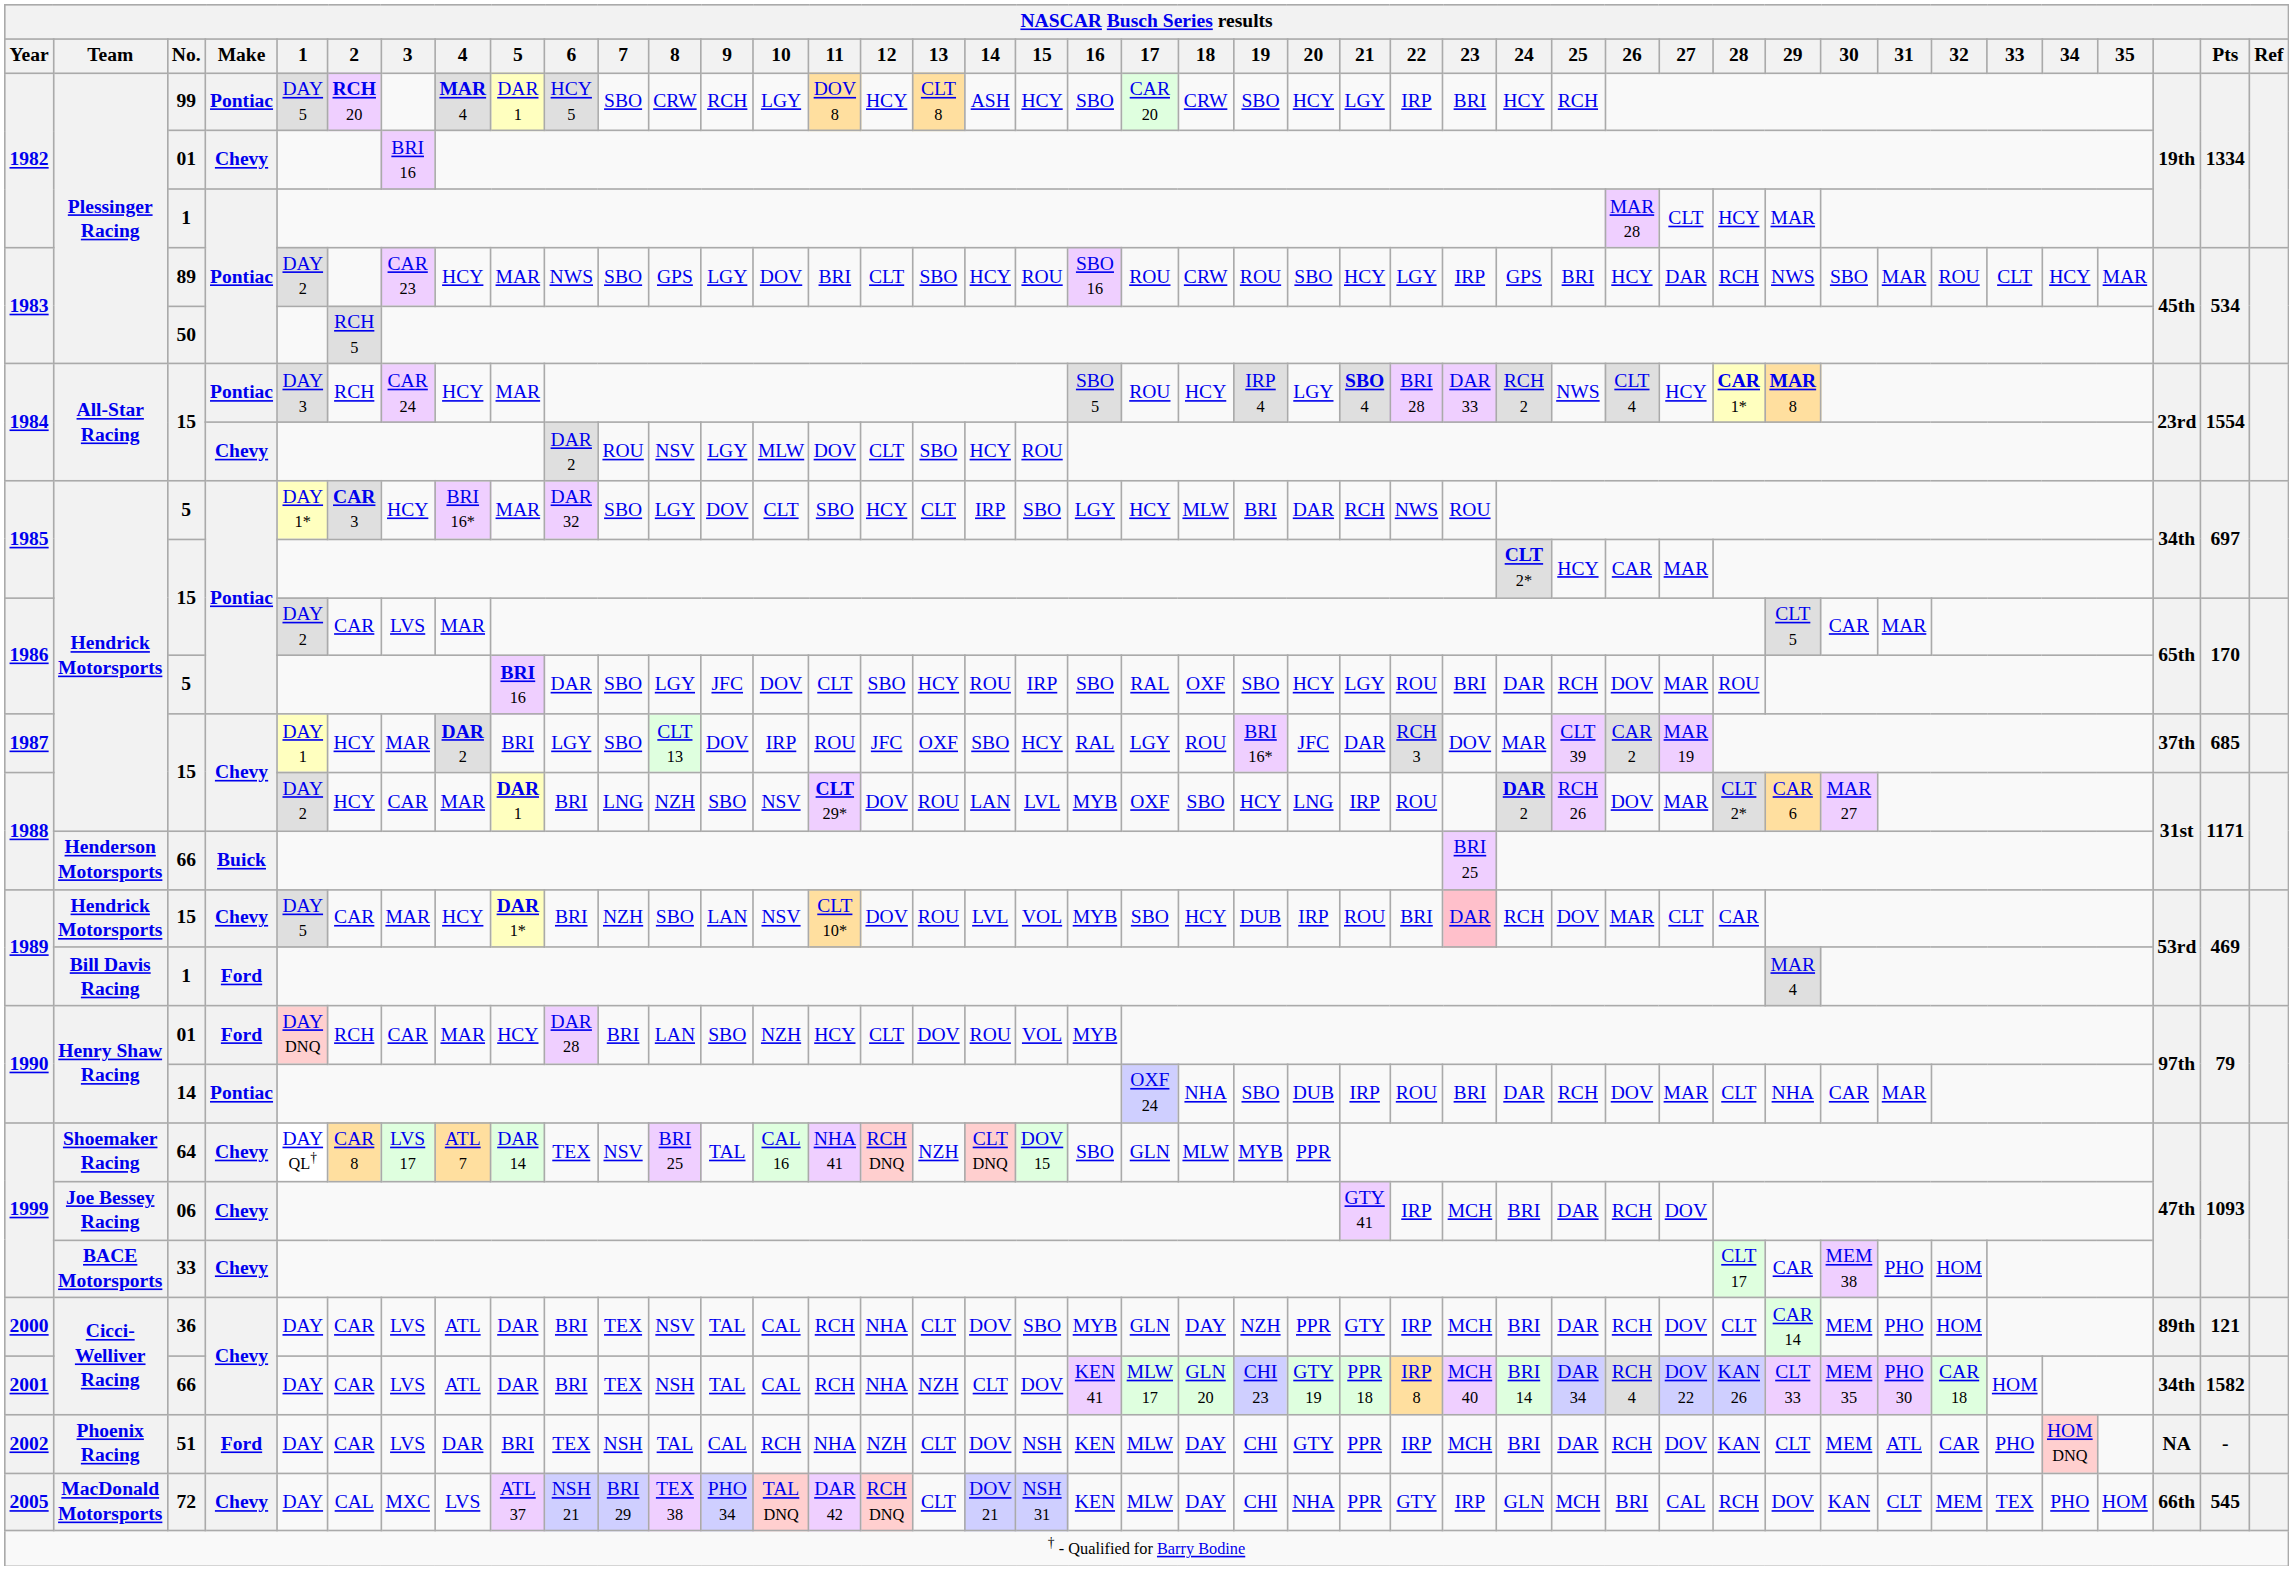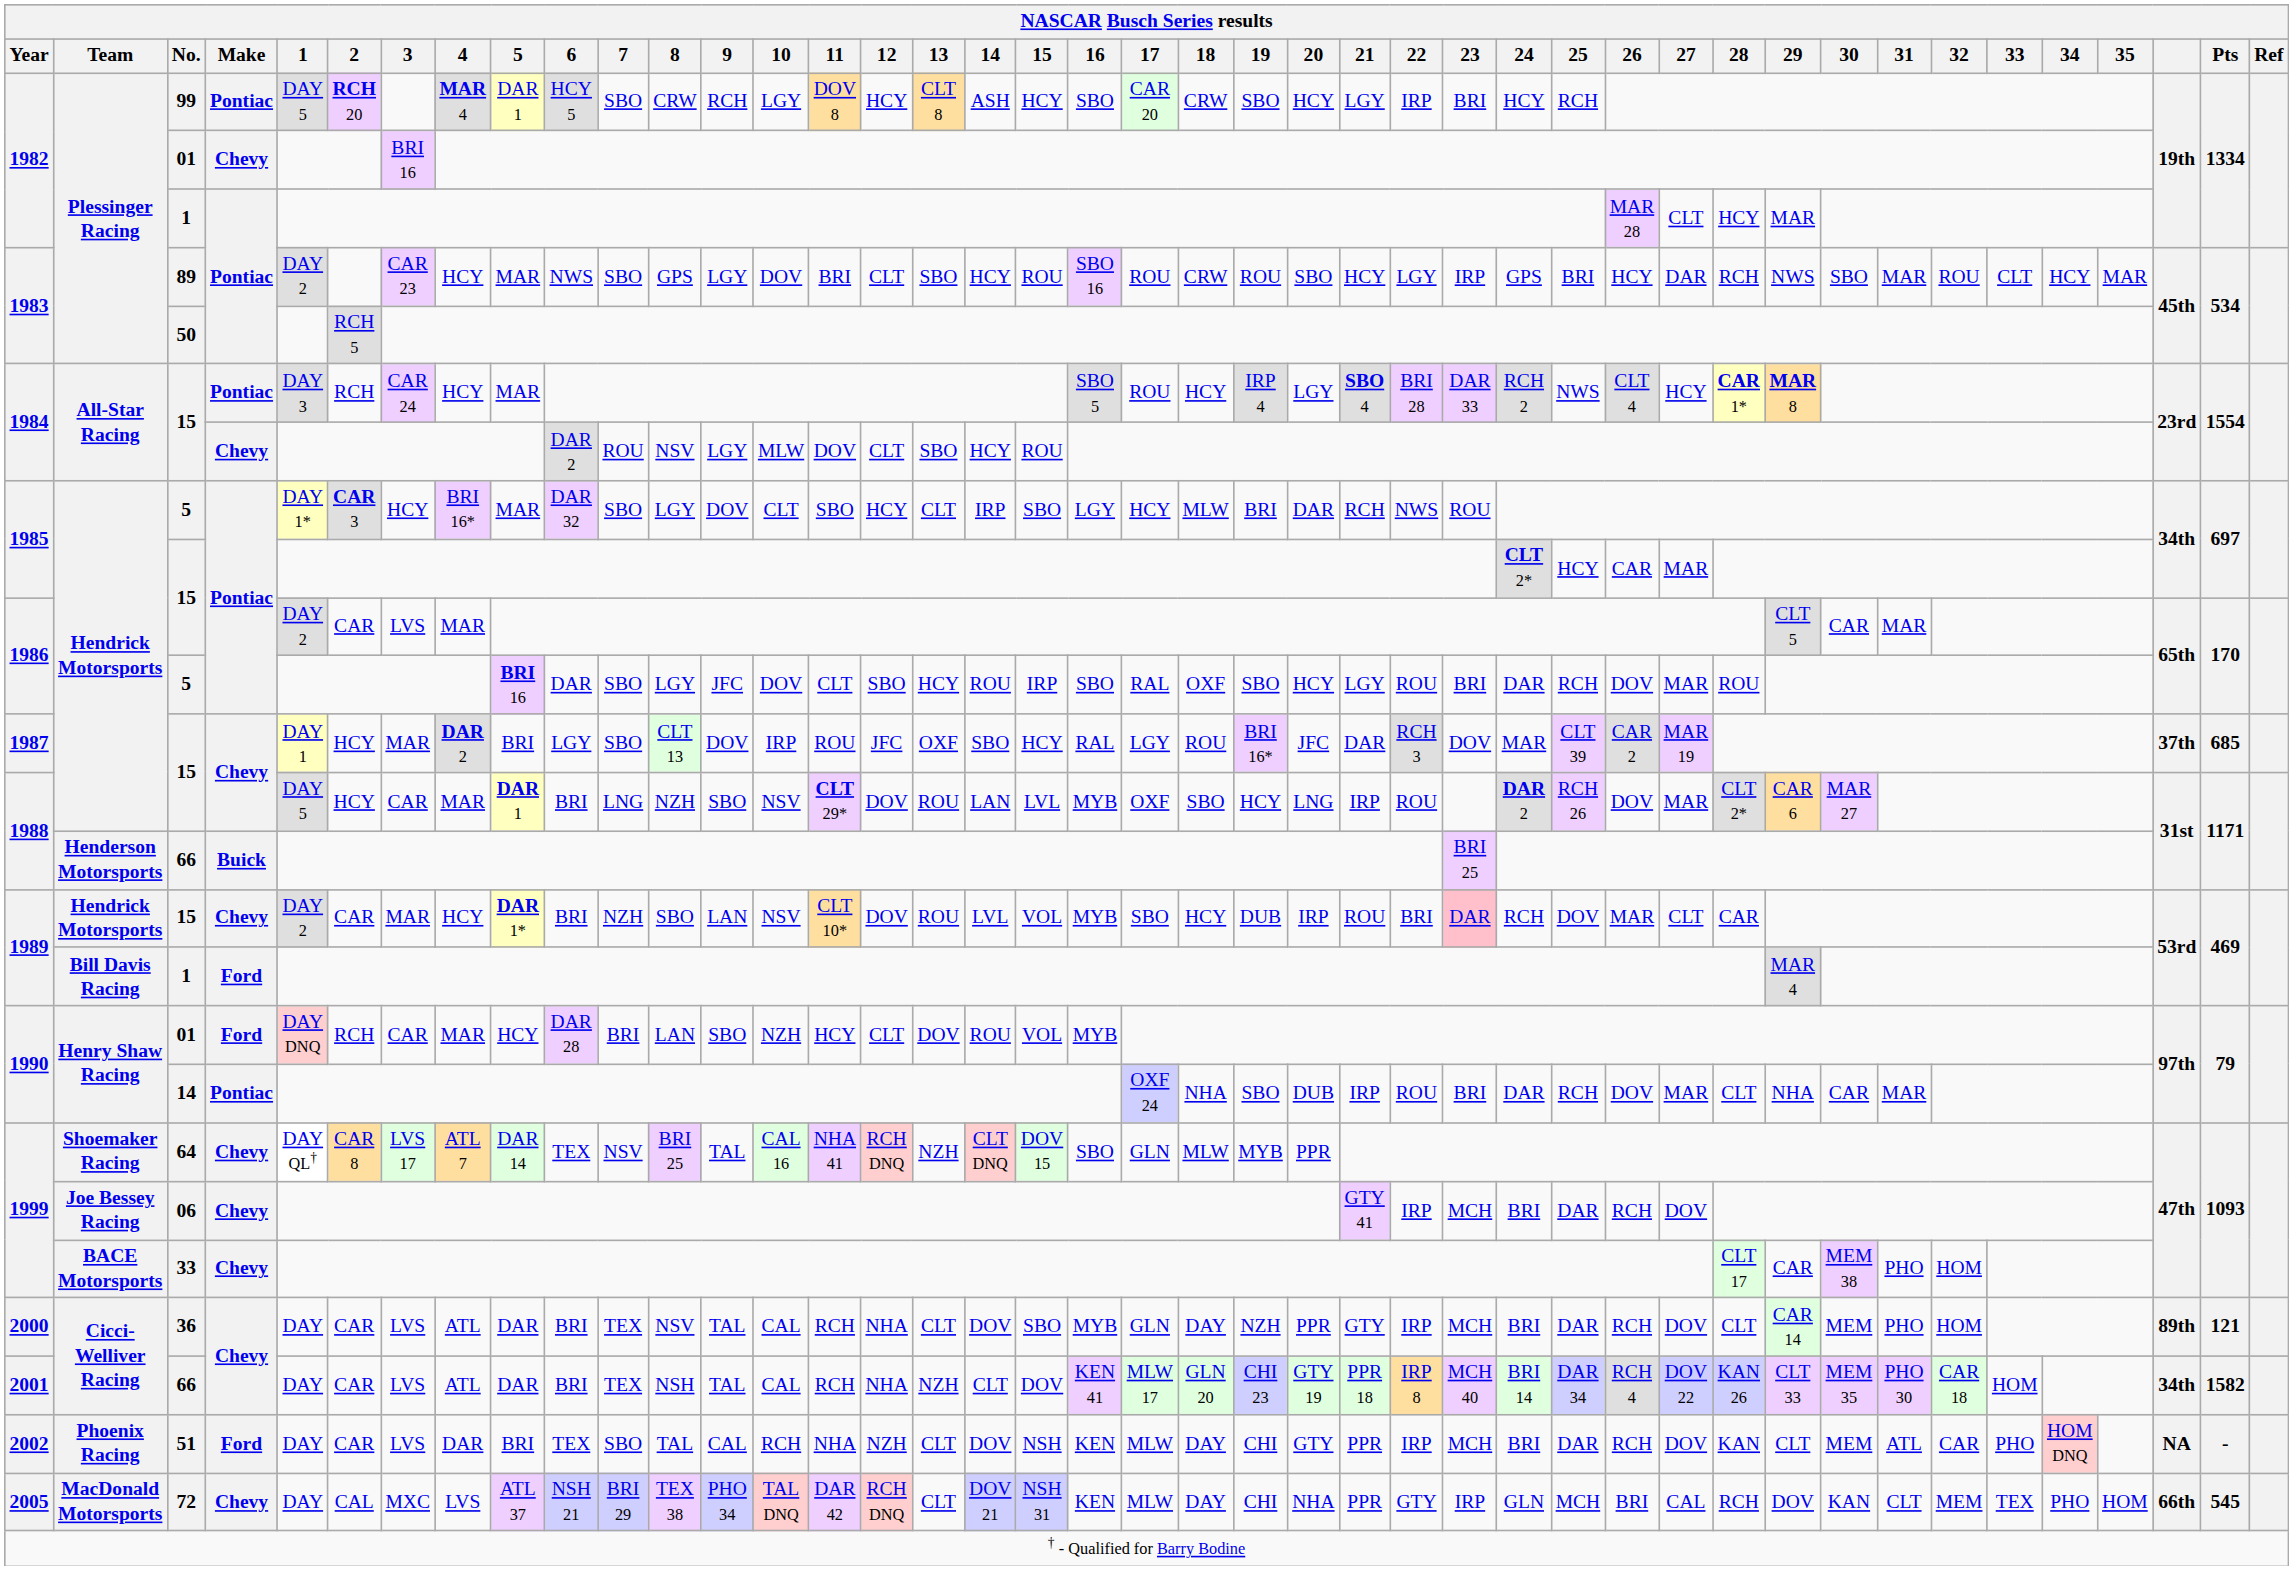(303, 800) DAY 2 -> (303, 800) DAY 5
(303, 917) DAY 5 -> (303, 917) DAY 2
(623, 1443) NSH -> (623, 1443) SBO
